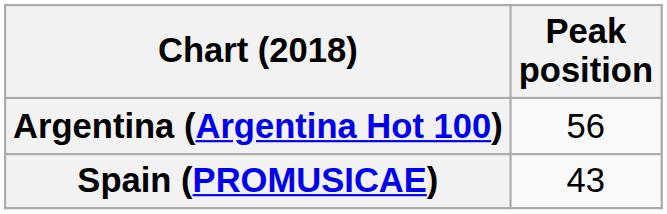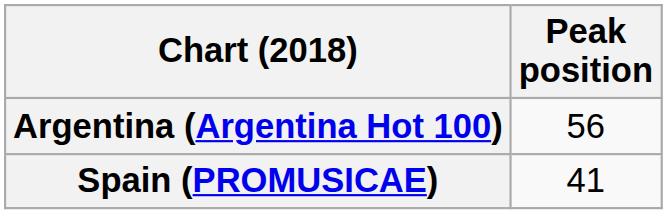(586, 180) 43 -> (586, 180) 41
